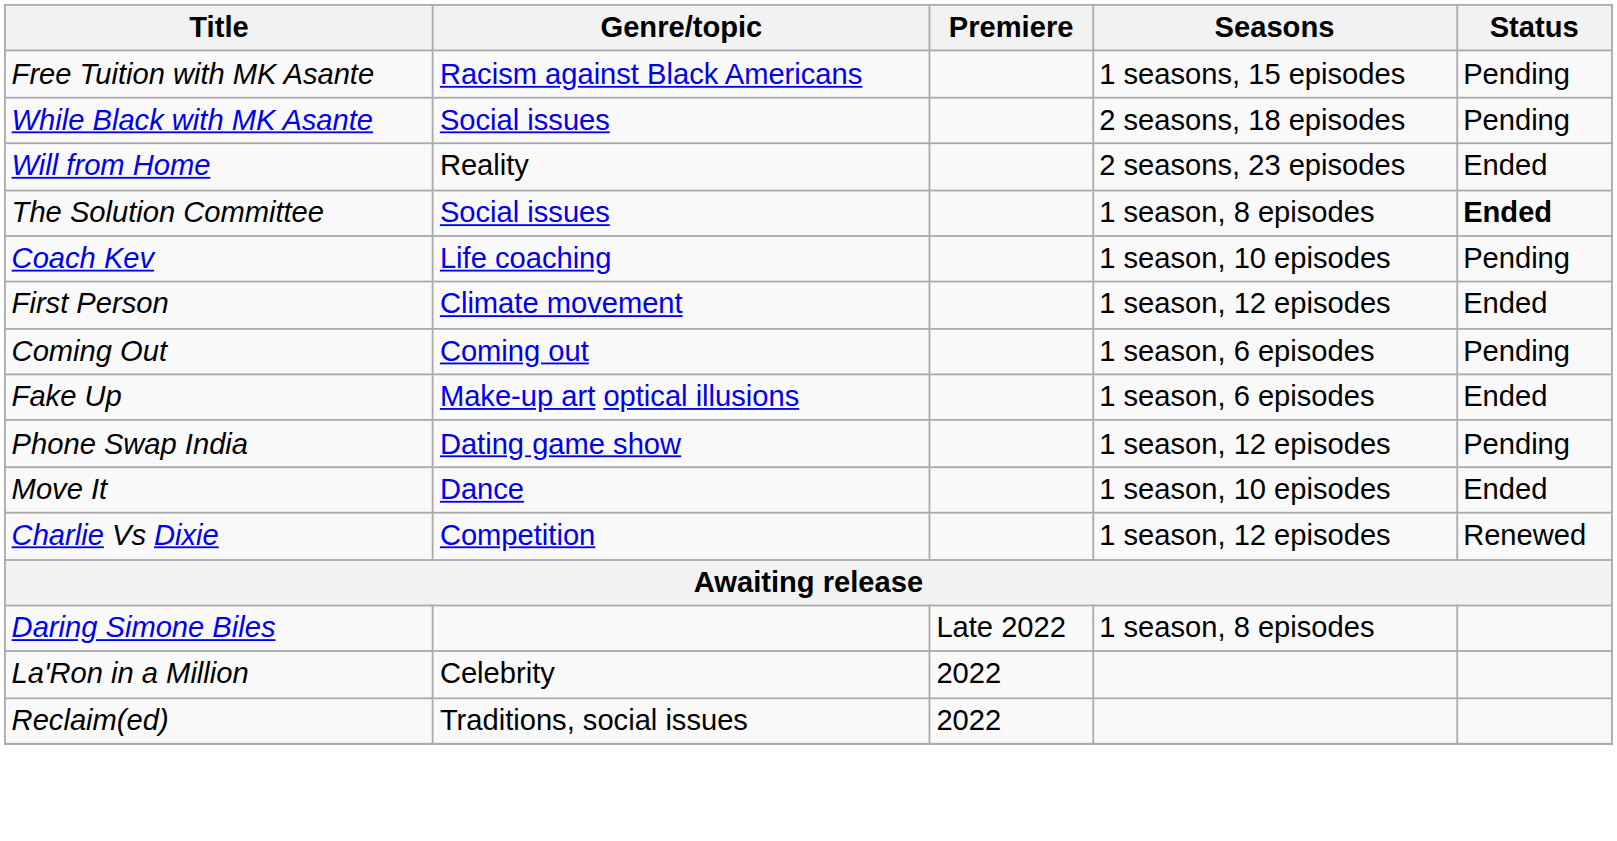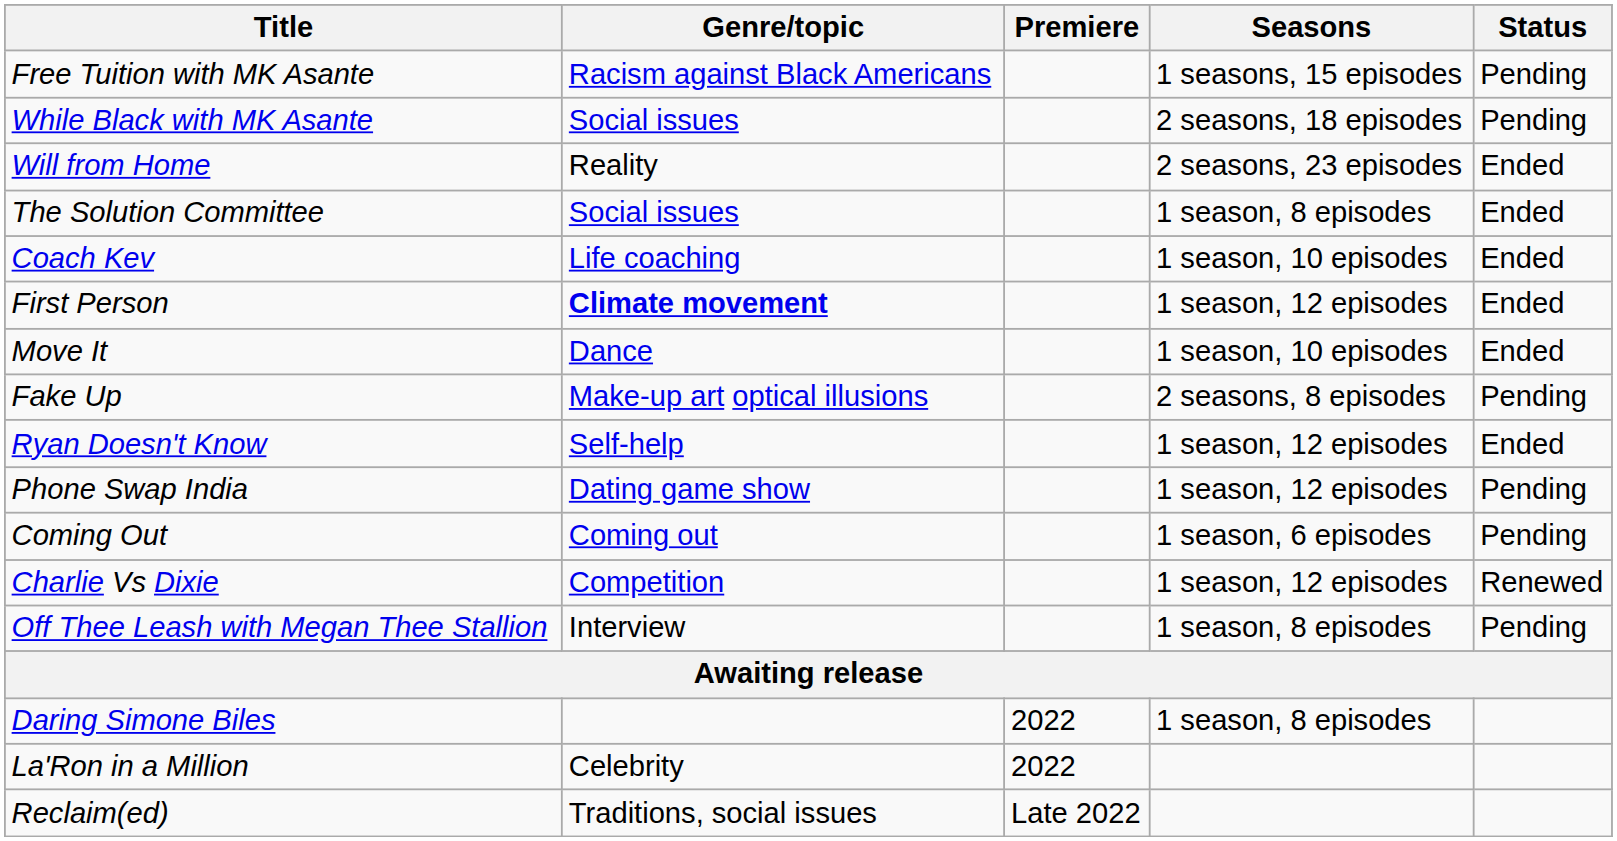(1508, 212) bold -> (1522, 212) normal
(1517, 258) Pending -> (1522, 258) Ended
(561, 304) normal -> (698, 304) bold
rows swapped: (59, 489) <-> (89, 350)
(1237, 397) 1 season, 6 episodes -> (1301, 397) 2 seasons, 8 episodes
(1505, 397) Ended -> (1534, 397) Pending
+ row: (139, 443)
+ row: (280, 627)
(1001, 627) Late 2022 -> (1043, 720) 2022
(969, 720) 2022 -> (1076, 812) Late 2022
